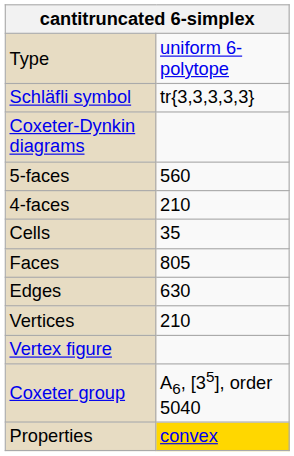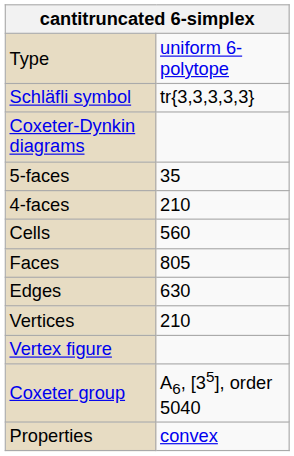(175, 175) 560 -> (170, 175) 35
(170, 233) 35 -> (175, 233) 560
(189, 436) gold background -> (189, 436) no background
